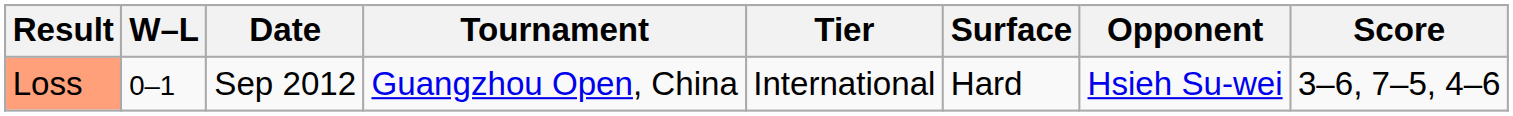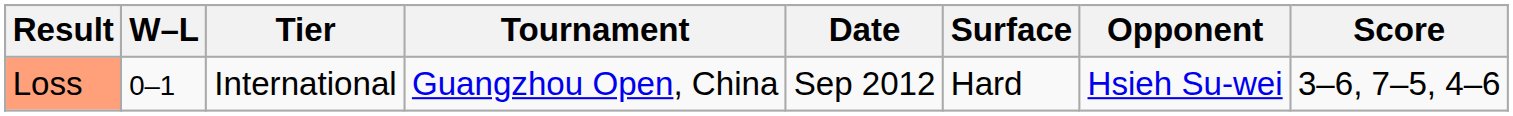columns swapped: (285, 30) <-> (844, 30)
